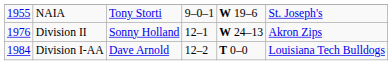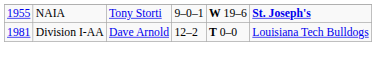(296, 13) normal -> (282, 13) bold
- row: (61, 32)
(19, 50) 1984 -> (19, 32) 1981
